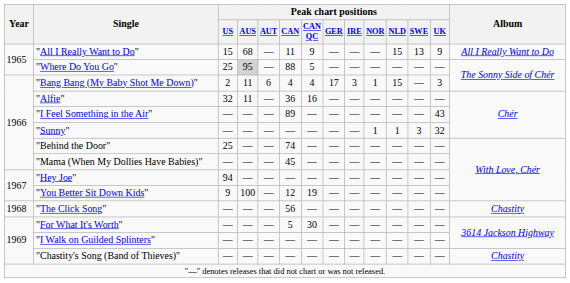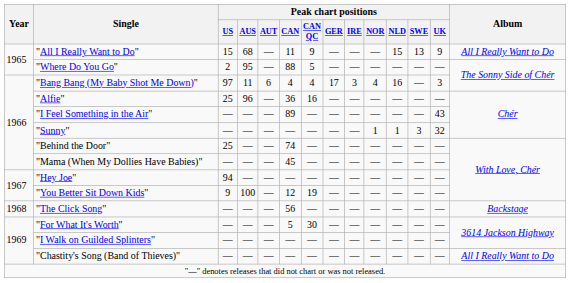(228, 67) 25 -> (228, 67) 2
(248, 67) lightgrey background -> (248, 67) no background
(228, 83) 2 -> (228, 83) 97
(375, 83) 1 -> (375, 83) 4
(397, 83) 15 -> (397, 83) 16
(228, 99) 32 -> (228, 99) 25
(248, 99) 11 -> (248, 99) 96
(508, 209) Chastity -> (508, 209) Backstage
(508, 256) Chastity -> (508, 256) All I Really Want to Do
